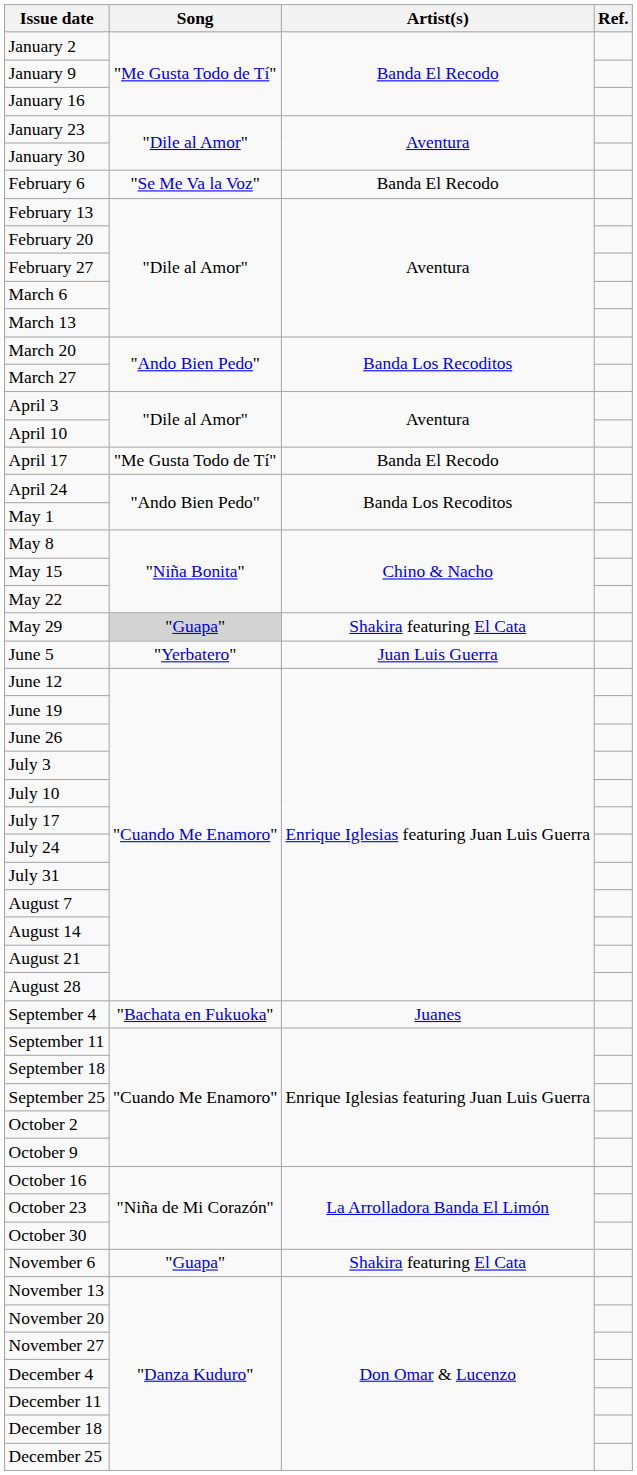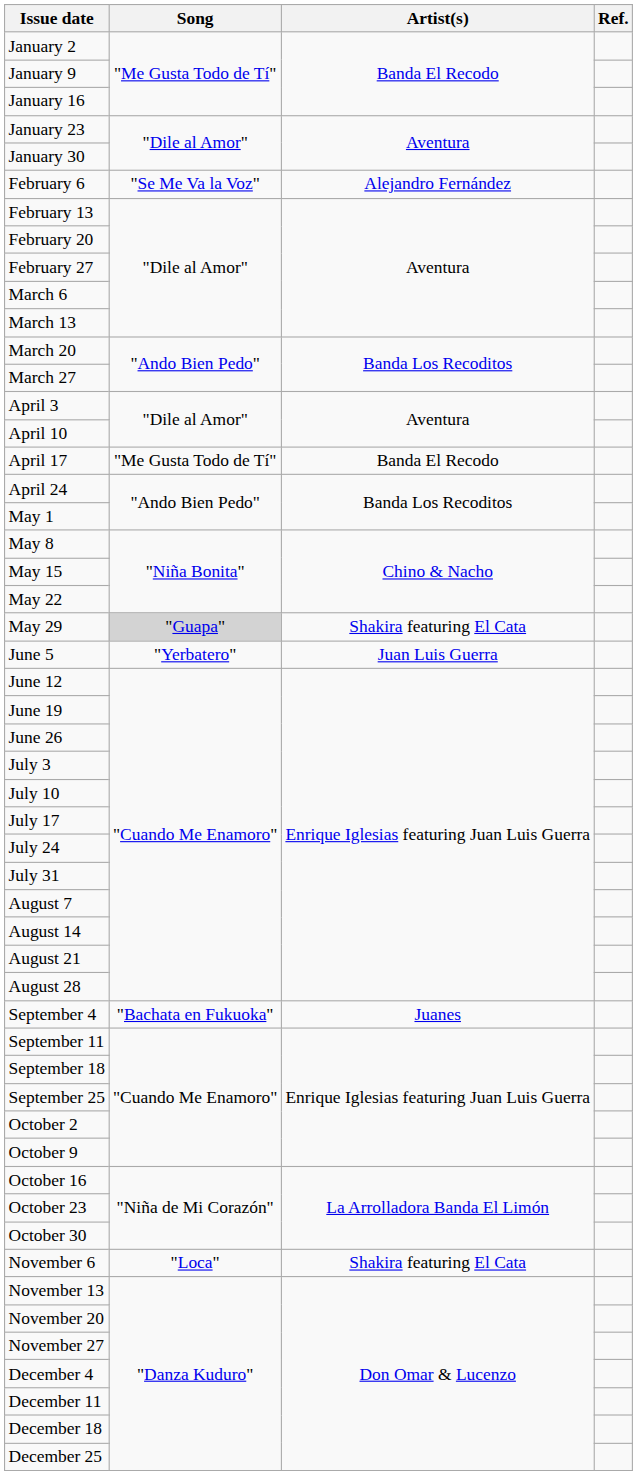(438, 184) Banda El Recodo -> (438, 184) Alejandro Fernández
(195, 1262) "Guapa" -> (195, 1262) "Loca"
